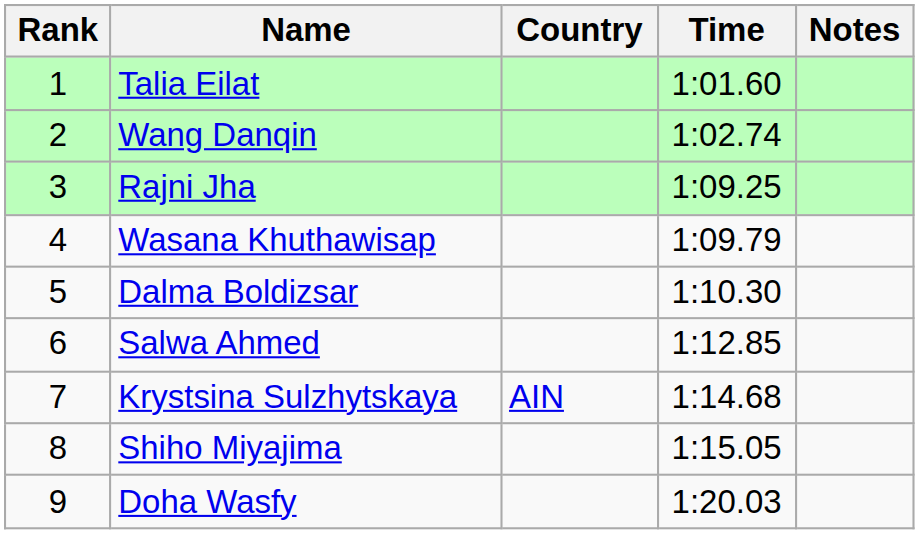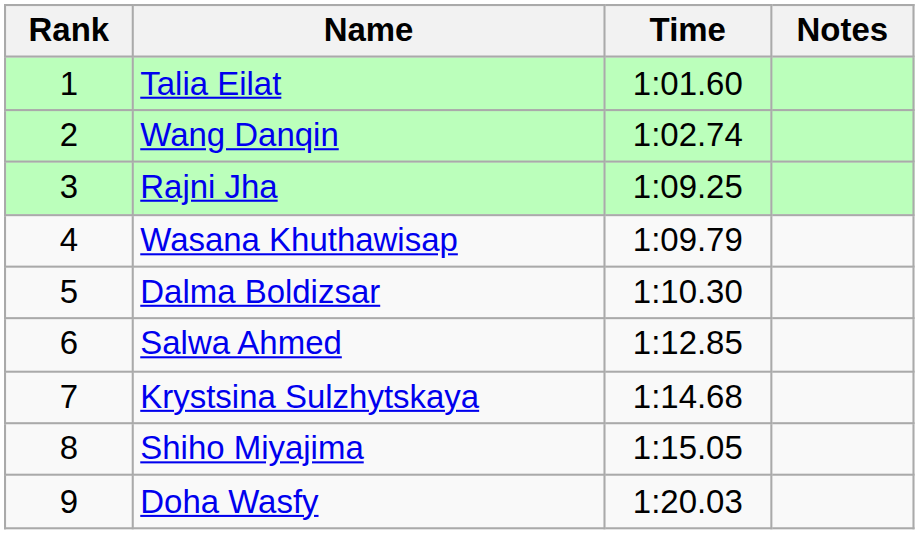- column: (579, 30)
